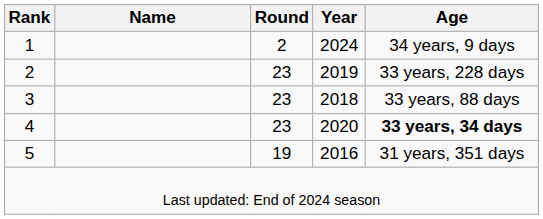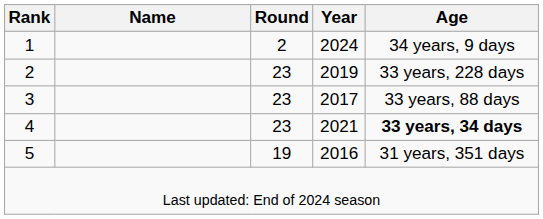(339, 99) 2018 -> (339, 99) 2017
(339, 126) 2020 -> (339, 126) 2021
